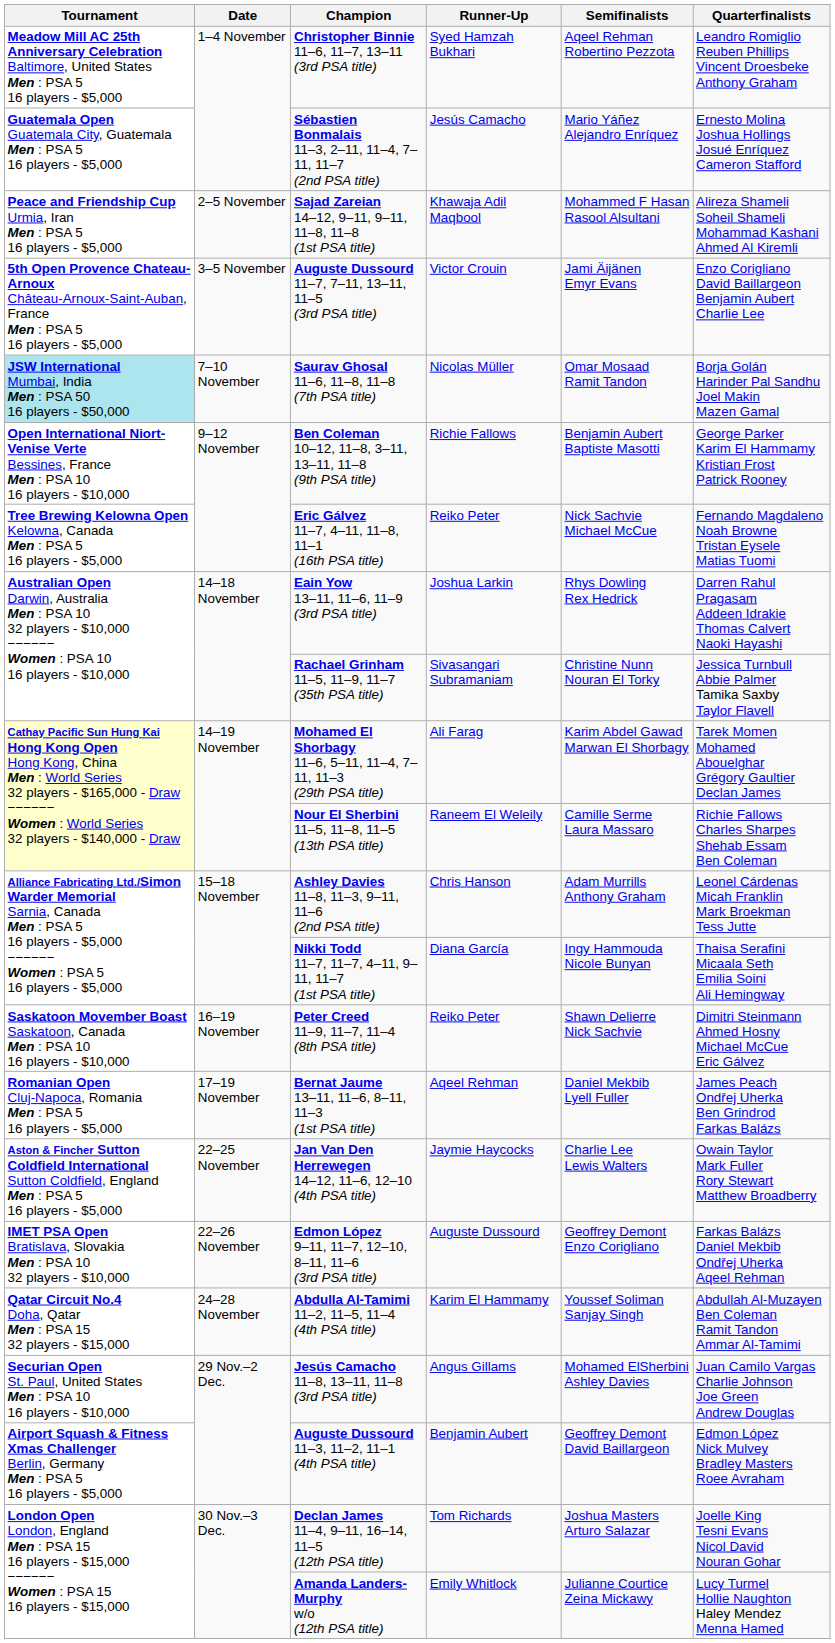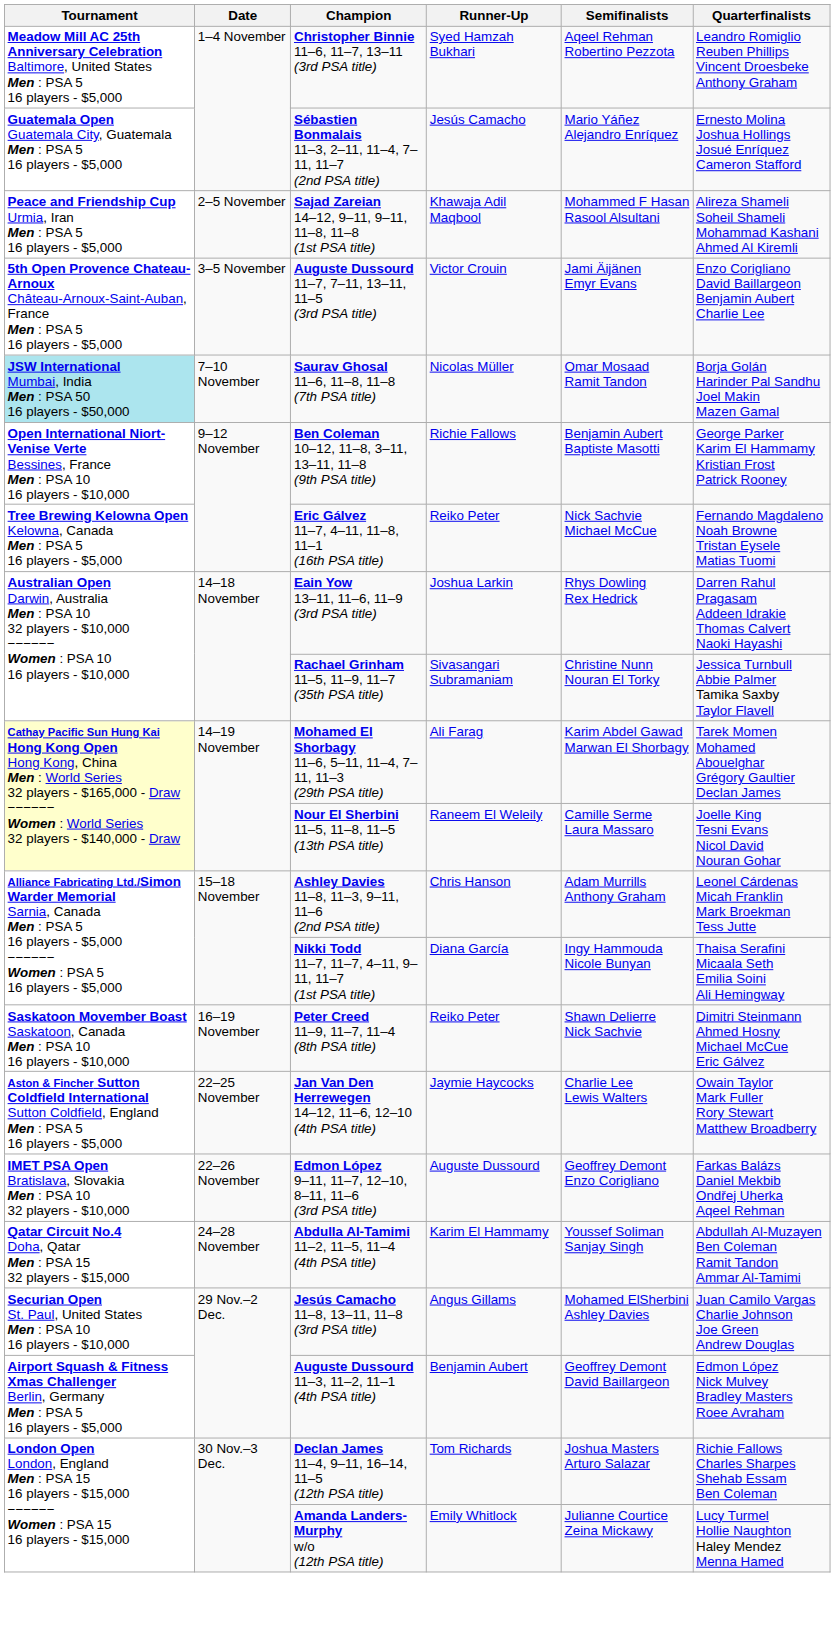(746, 837) Richie Fallows Charles Sharpes Shehab Essam Ben Coleman -> (738, 837) Joelle King Tesni Evans Nicol David Nouran Gohar
- row: (350, 1105)
(738, 1538) Joelle King Tesni Evans Nicol David Nouran Gohar -> (746, 1471) Richie Fallows Charles Sharpes Shehab Essam Ben Coleman
